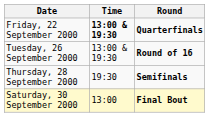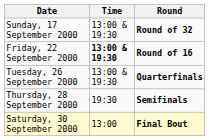+ row: (42, 30)
(170, 30) Quarterfinals -> (165, 53) Round of 16
(165, 53) Round of 16 -> (170, 77) Quarterfinals
